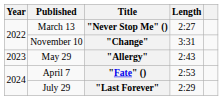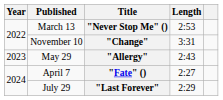(187, 27) 2:27 -> (187, 27) 2:53
(187, 73) 2:53 -> (187, 73) 2:27
